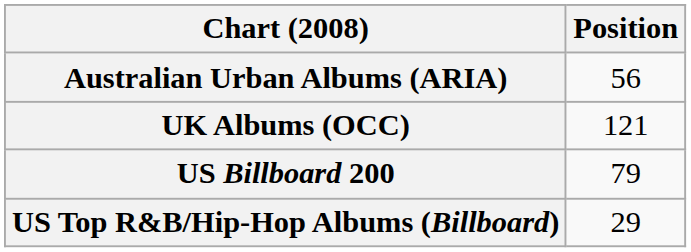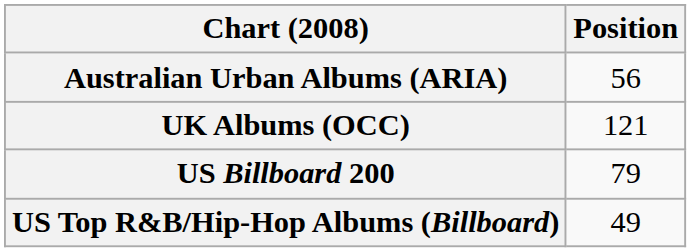(626, 221) 29 -> (626, 221) 49
